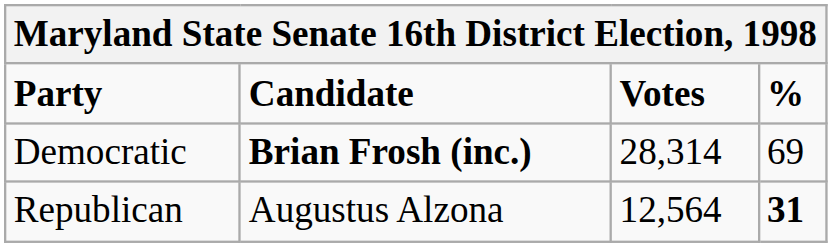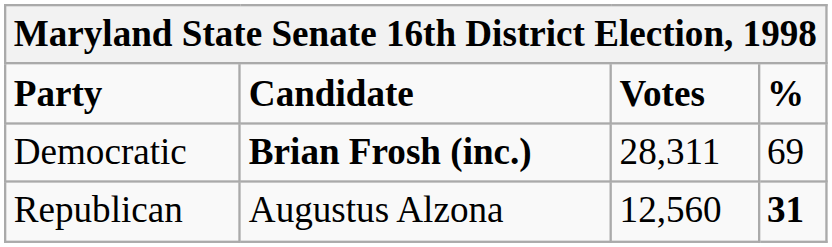(671, 151) 28,314 -> (670, 151) 28,311
(671, 210) 12,564 -> (671, 210) 12,560
